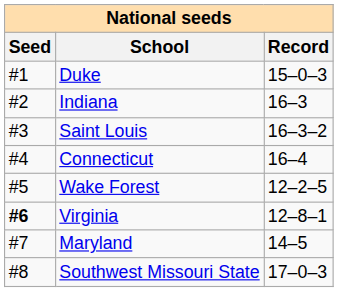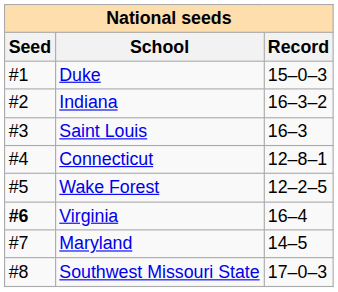(288, 103) 16–3 -> (297, 103) 16–3–2
(297, 131) 16–3–2 -> (288, 131) 16–3
(288, 159) 16–4 -> (297, 159) 12–8–1
(297, 215) 12–8–1 -> (288, 215) 16–4
